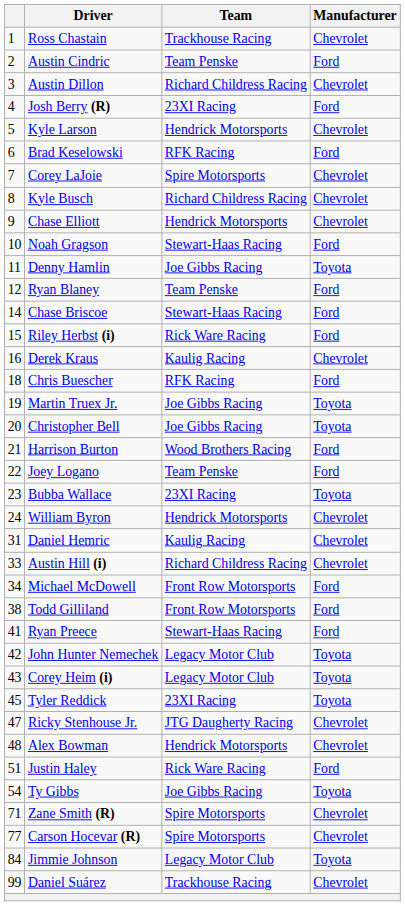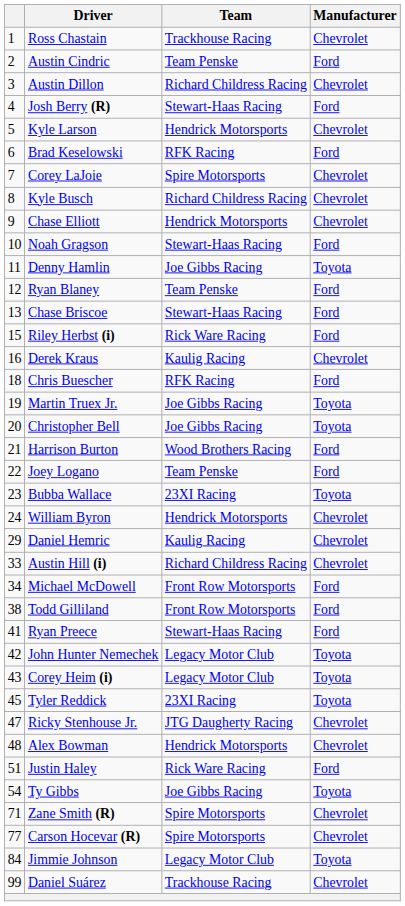(200, 107) 23XI Racing -> (223, 107) Stewart-Haas Racing
(15, 312) 14 -> (15, 312) 13
(15, 540) 31 -> (15, 540) 29
